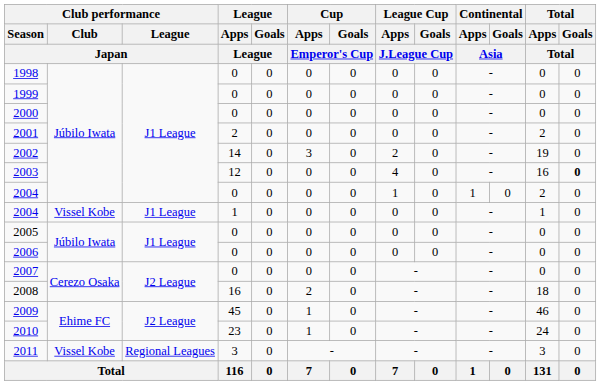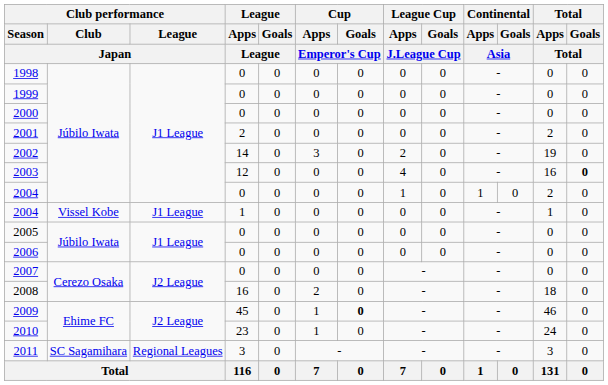(353, 311) normal -> (361, 311) bold
(85, 350) Vissel Kobe -> (88, 350) SC Sagamihara
